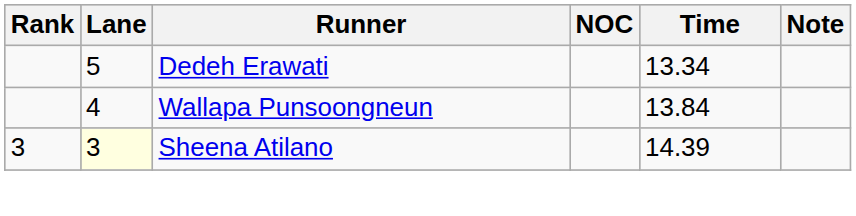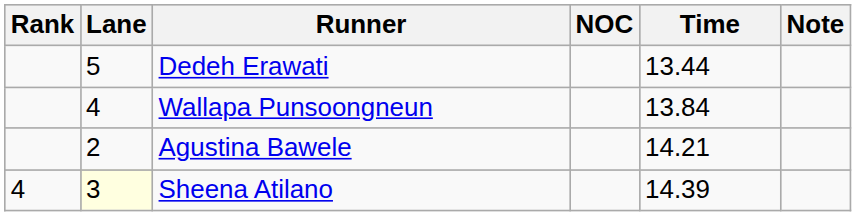(678, 66) 13.34 -> (678, 66) 13.44
+ row: (255, 148)
(18, 148) 3 -> (18, 189) 4
